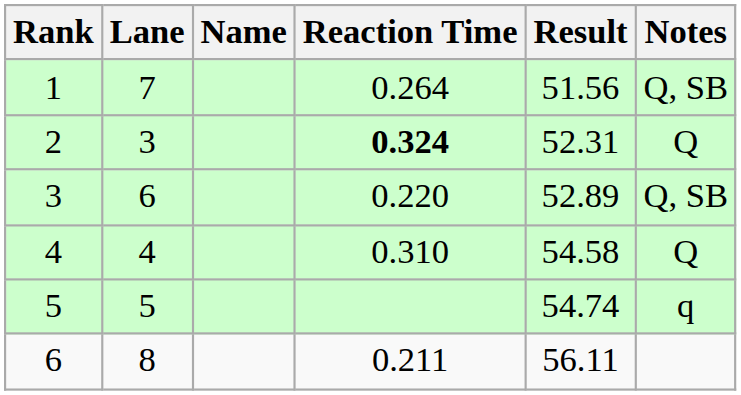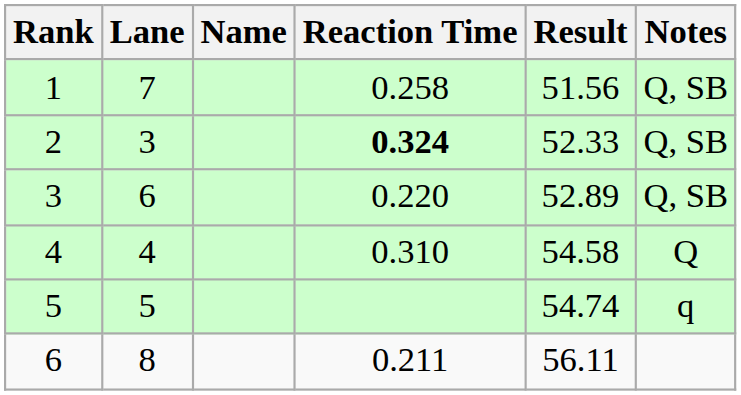(410, 86) 0.264 -> (410, 86) 0.258
(580, 141) 52.31 -> (580, 141) 52.33
(686, 141) Q -> (686, 141) Q, SB
